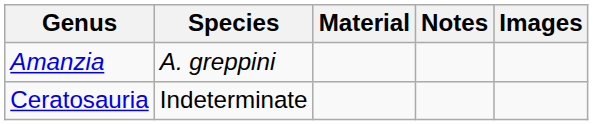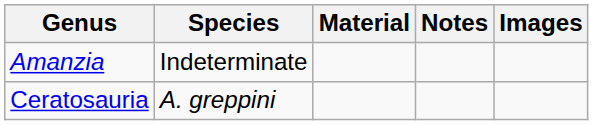(218, 61) A. greppini -> (234, 61) Indeterminate
(234, 100) Indeterminate -> (218, 100) A. greppini
